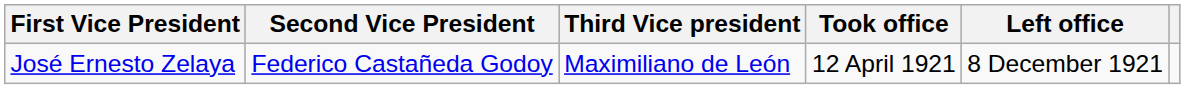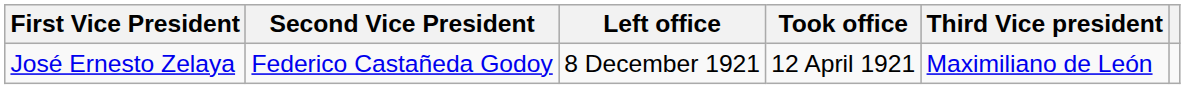columns swapped: (682, 24) <-> (1065, 24)
